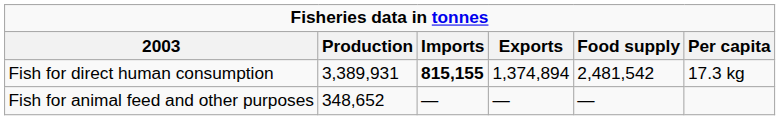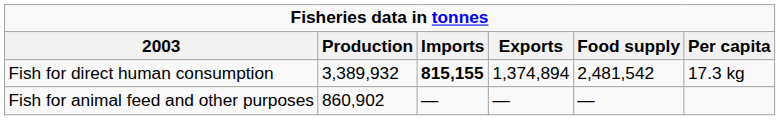(360, 73) 3,389,931 -> (360, 73) 3,389,932
(353, 100) 348,652 -> (353, 100) 860,902
